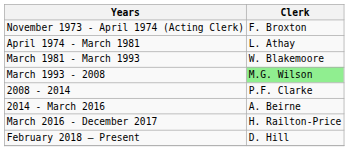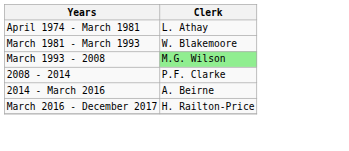- row: (125, 28)
- row: (73, 138)
